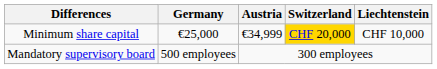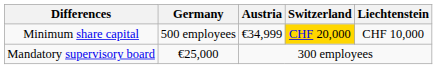(198, 34) €25,000 -> (198, 34) 500 employees
(198, 53) 500 employees -> (198, 53) €25,000
